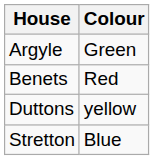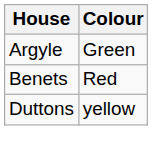- row: (42, 139)
